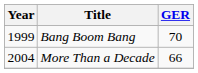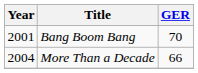(21, 36) 1999 -> (21, 36) 2001
